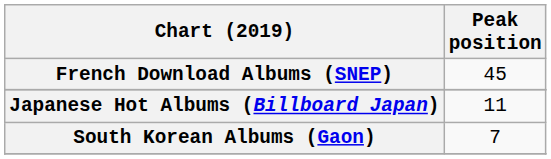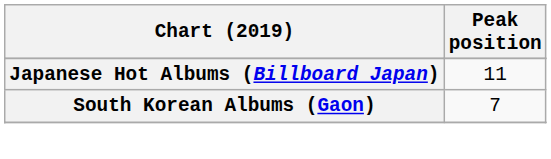- row: (224, 74)
